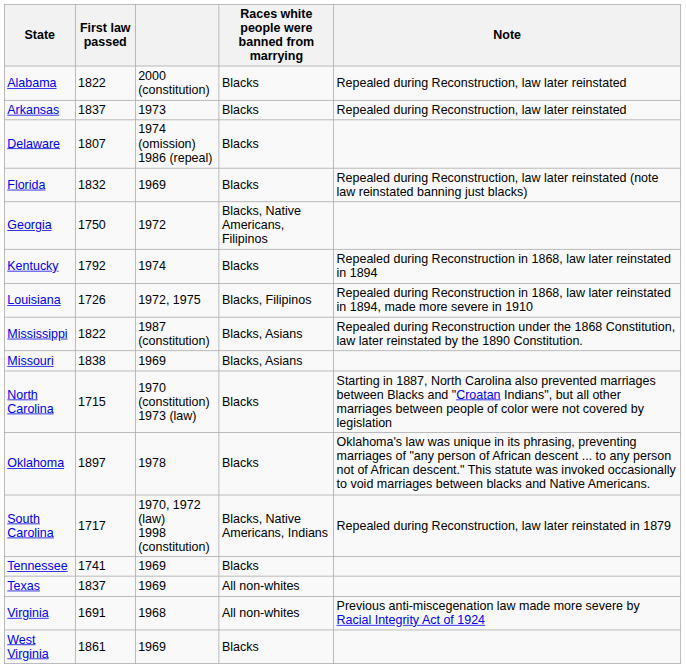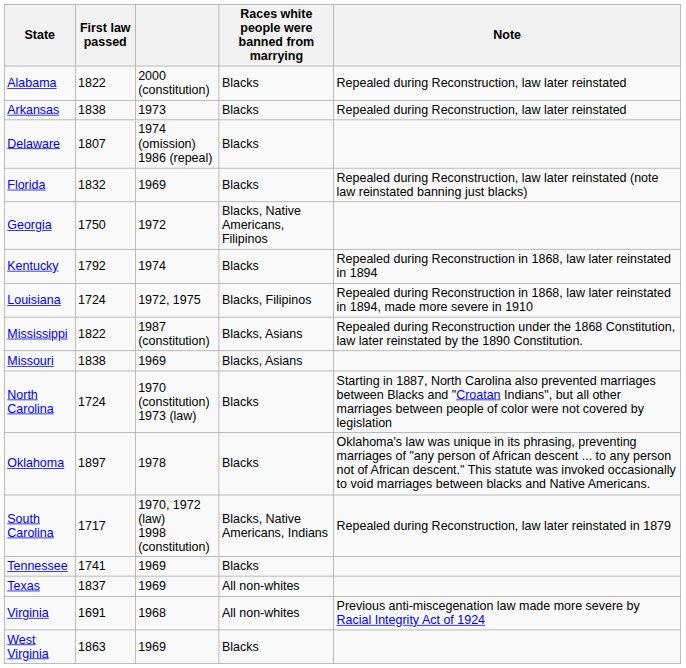(92, 110) 1837 -> (92, 110) 1838
(92, 300) 1726 -> (92, 300) 1724
(92, 401) 1715 -> (92, 401) 1724
(92, 646) 1861 -> (92, 646) 1863
